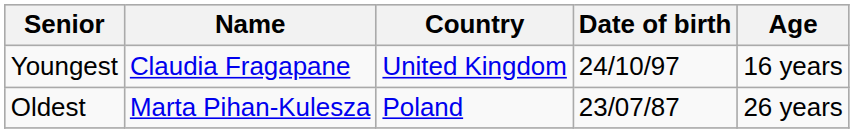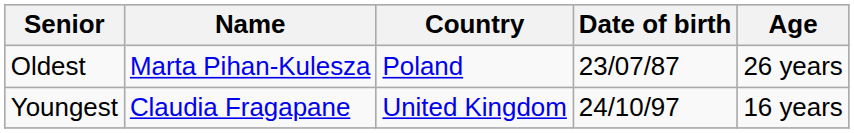rows swapped: (64, 66) <-> (48, 107)
